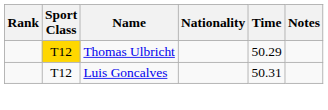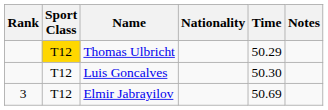(267, 72) 50.31 -> (267, 72) 50.30
+ row: (128, 94)
